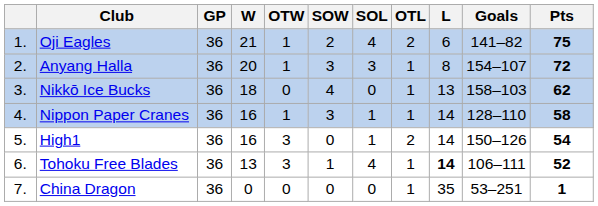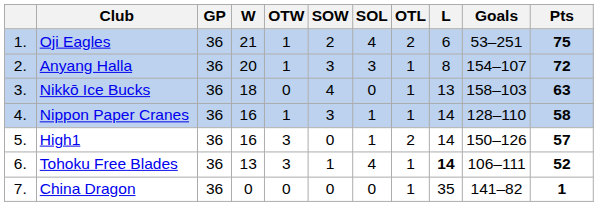(496, 41) 141–82 -> (496, 41) 53–251
(562, 90) 62 -> (562, 90) 63
(562, 139) 54 -> (562, 139) 57
(496, 189) 53–251 -> (496, 189) 141–82
